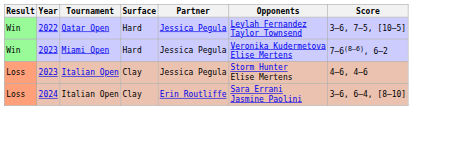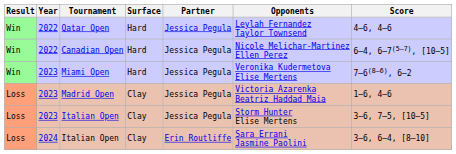(368, 28) 3–6, 7–5, [10–5] -> (373, 28) 4–6, 4–6
+ row: (48, 50)
+ row: (48, 94)
(349, 72) 4–6, 4–6 -> (392, 117) 3–6, 7–5, [10–5]
